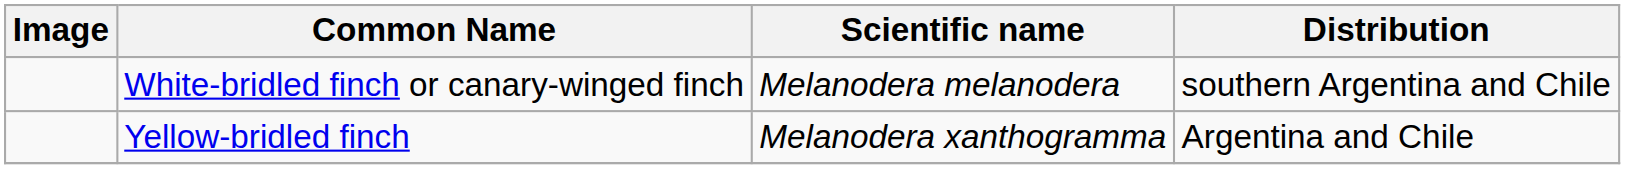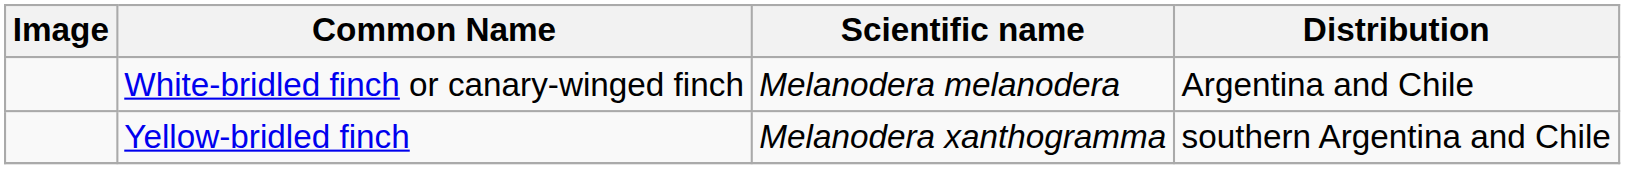(1396, 83) southern Argentina and Chile -> (1328, 83) Argentina and Chile
(1328, 136) Argentina and Chile -> (1396, 136) southern Argentina and Chile
